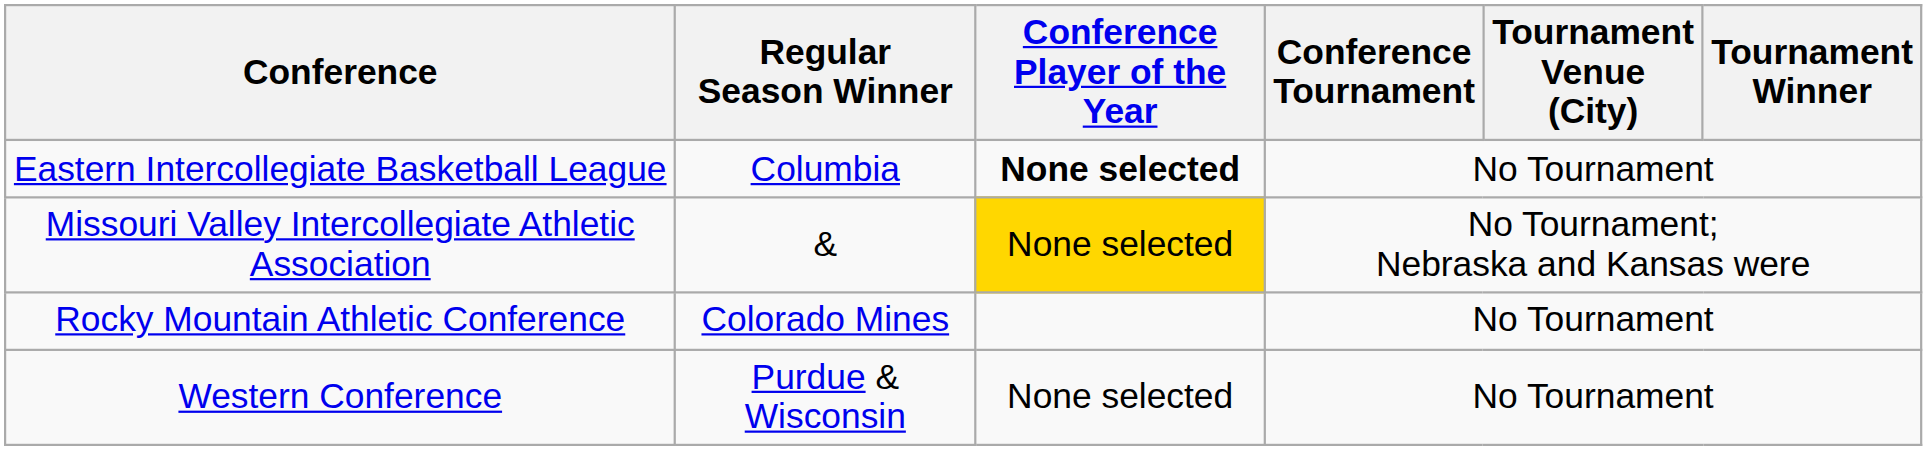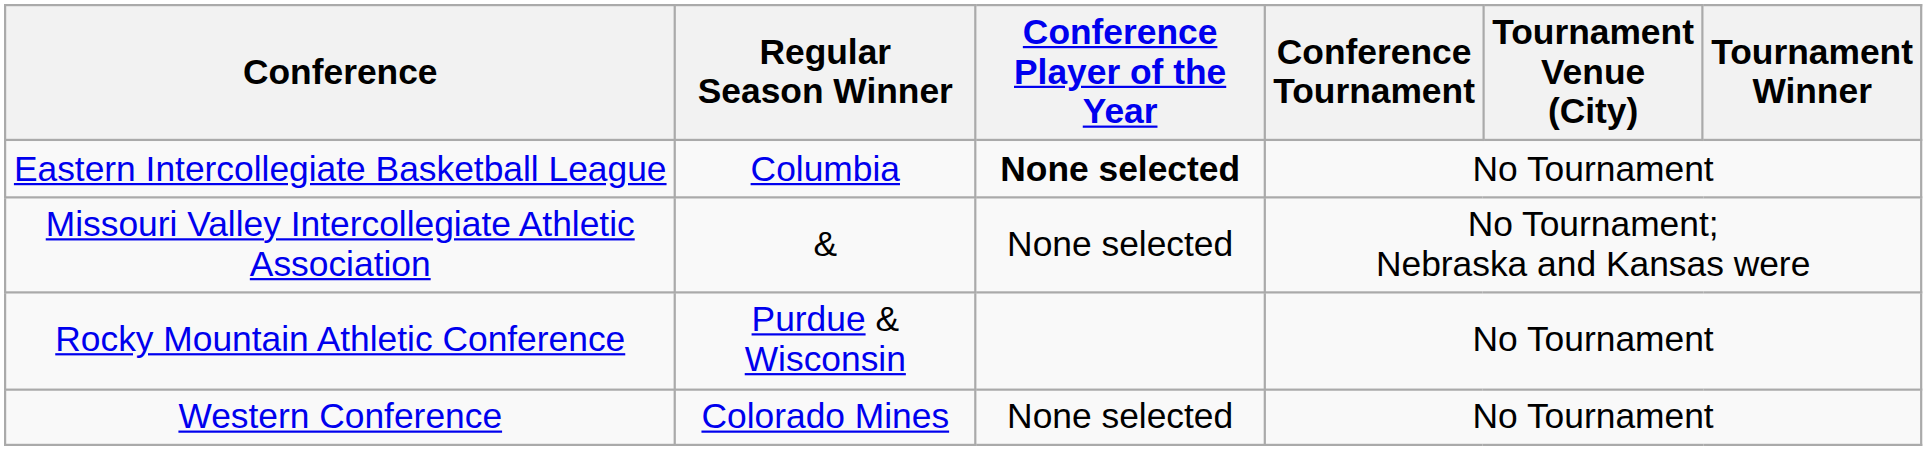(1120, 244) gold background -> (1120, 244) no background
(825, 320) Colorado Mines -> (825, 340) Purdue & Wisconsin
(825, 396) Purdue & Wisconsin -> (825, 415) Colorado Mines
